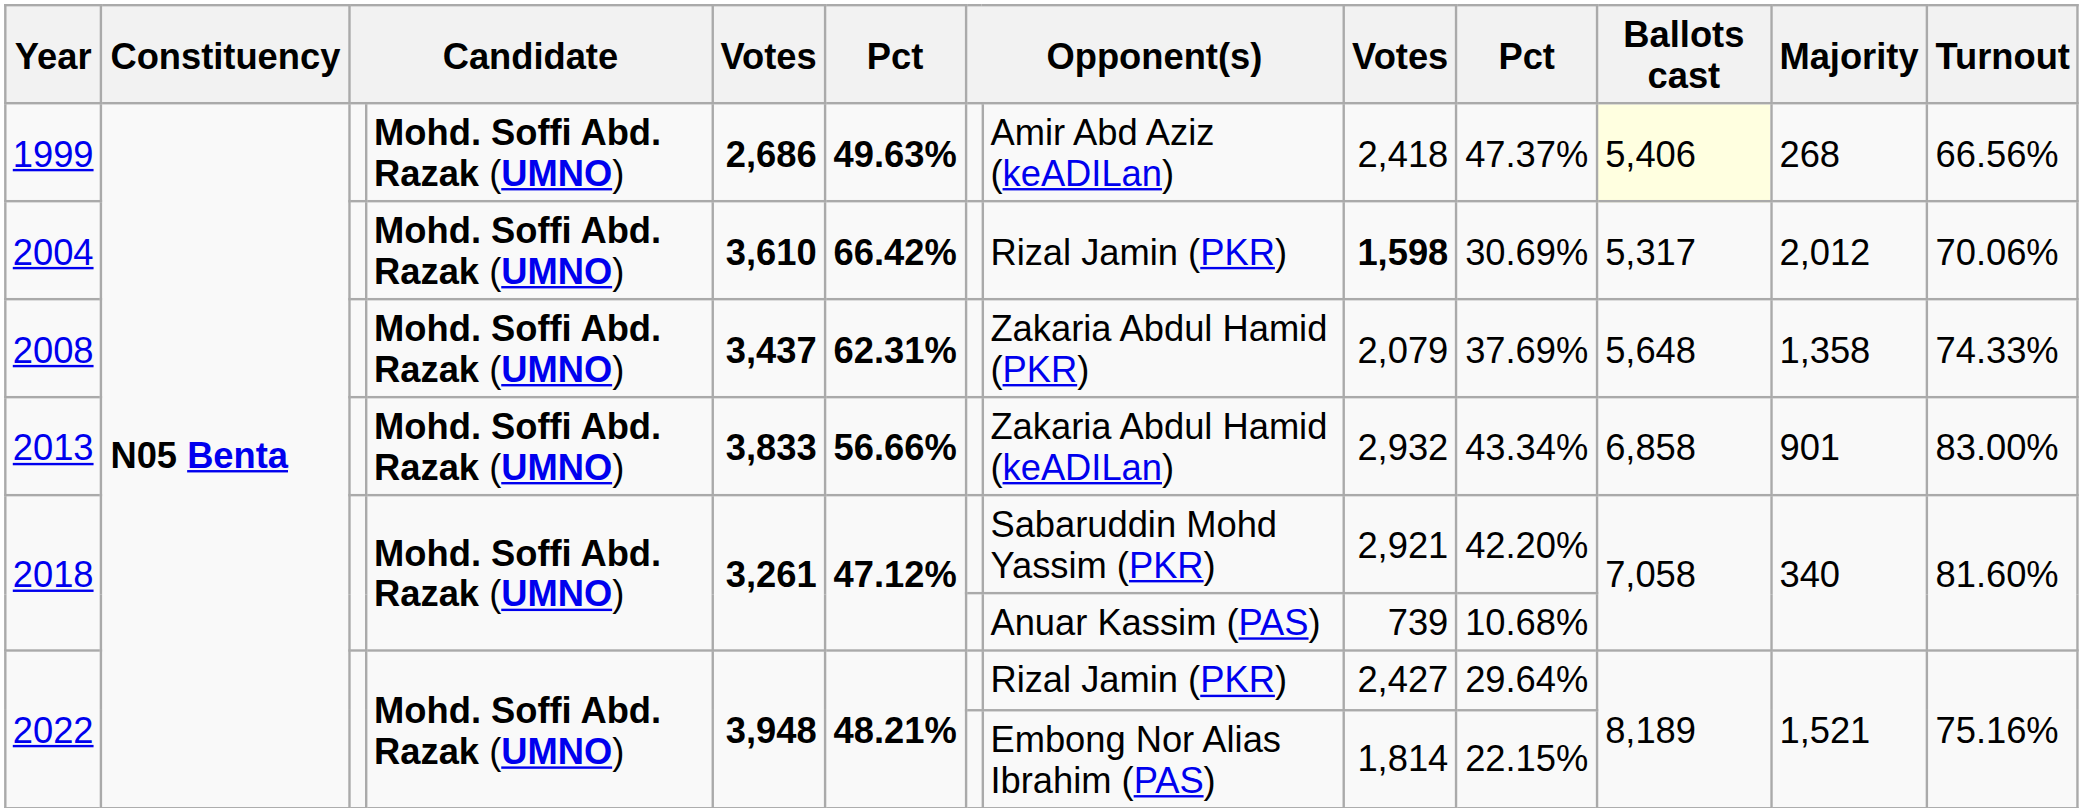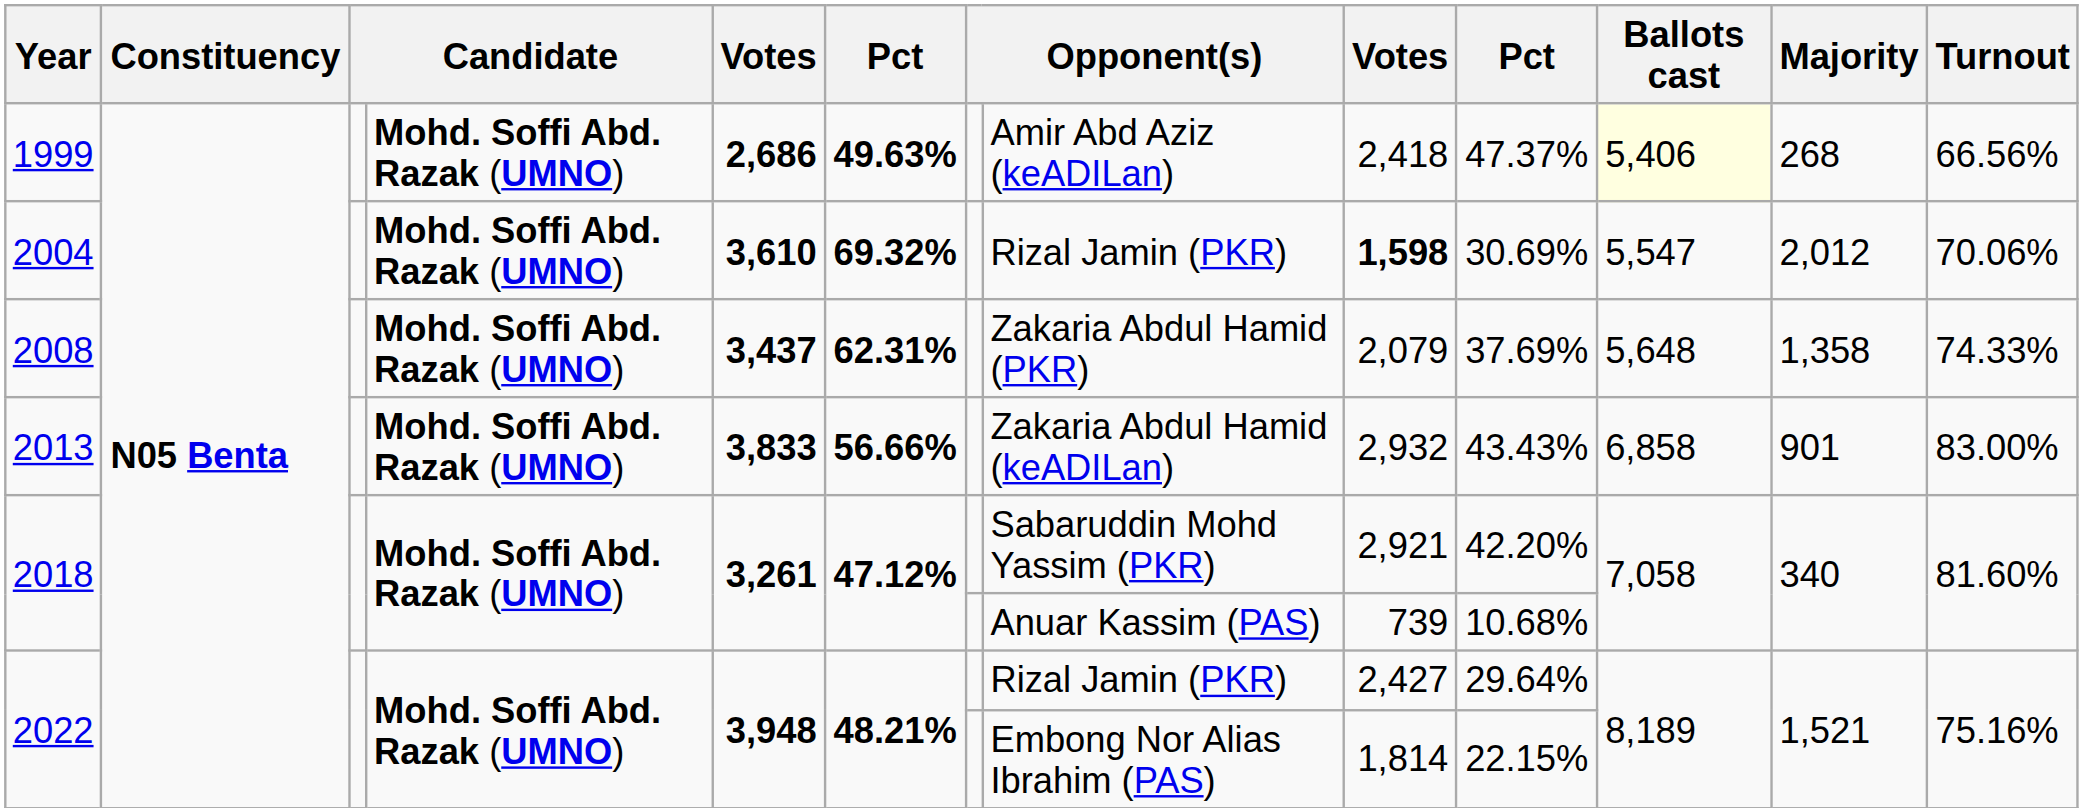(895, 251) 66.42% -> (895, 251) 69.32%
(1651, 251) 5,317 -> (1651, 251) 5,547
(1527, 447) 43.34% -> (1527, 447) 43.43%
